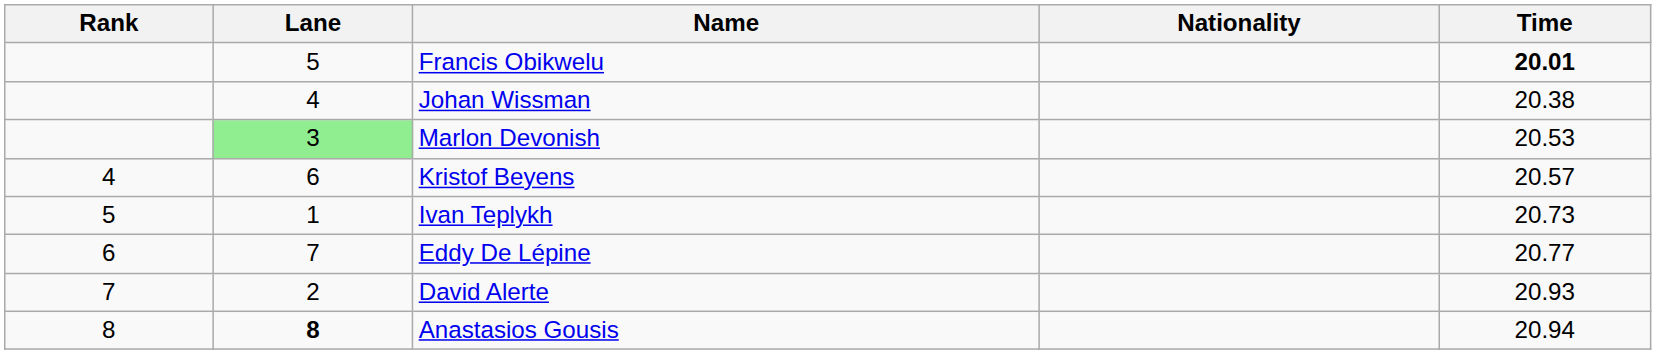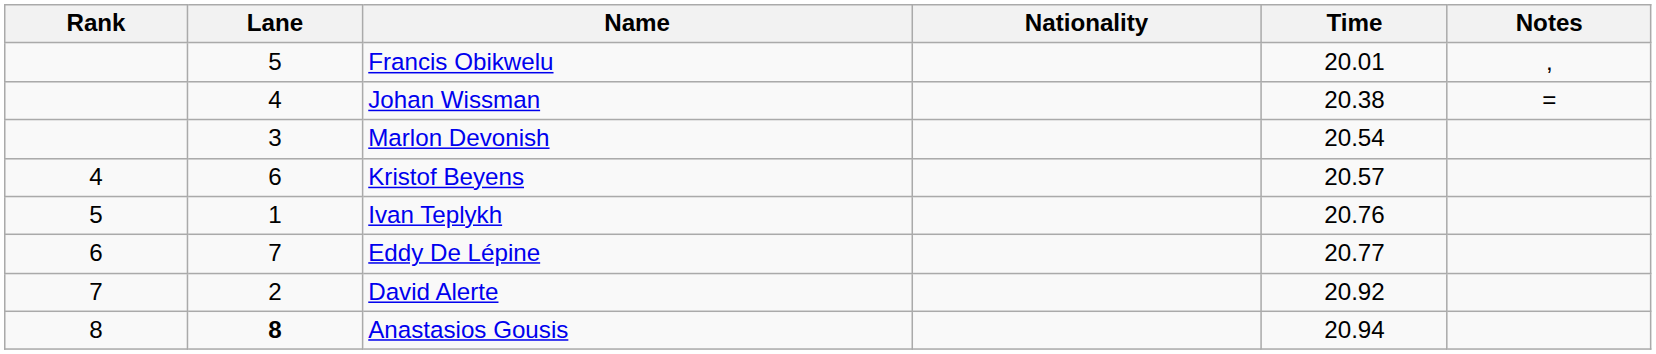+ column: (1549, 23)
(1545, 61) bold -> (1354, 61) normal
(313, 138) lightgreen background -> (275, 138) no background
(1545, 138) 20.53 -> (1354, 138) 20.54
(1545, 215) 20.73 -> (1354, 215) 20.76
(1545, 291) 20.93 -> (1354, 291) 20.92
